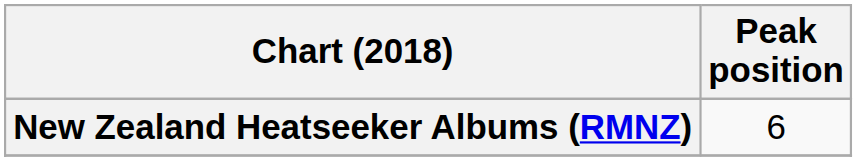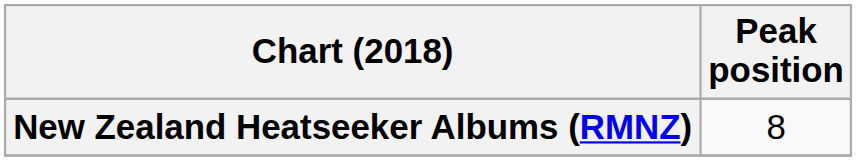(776, 126) 6 -> (776, 126) 8
